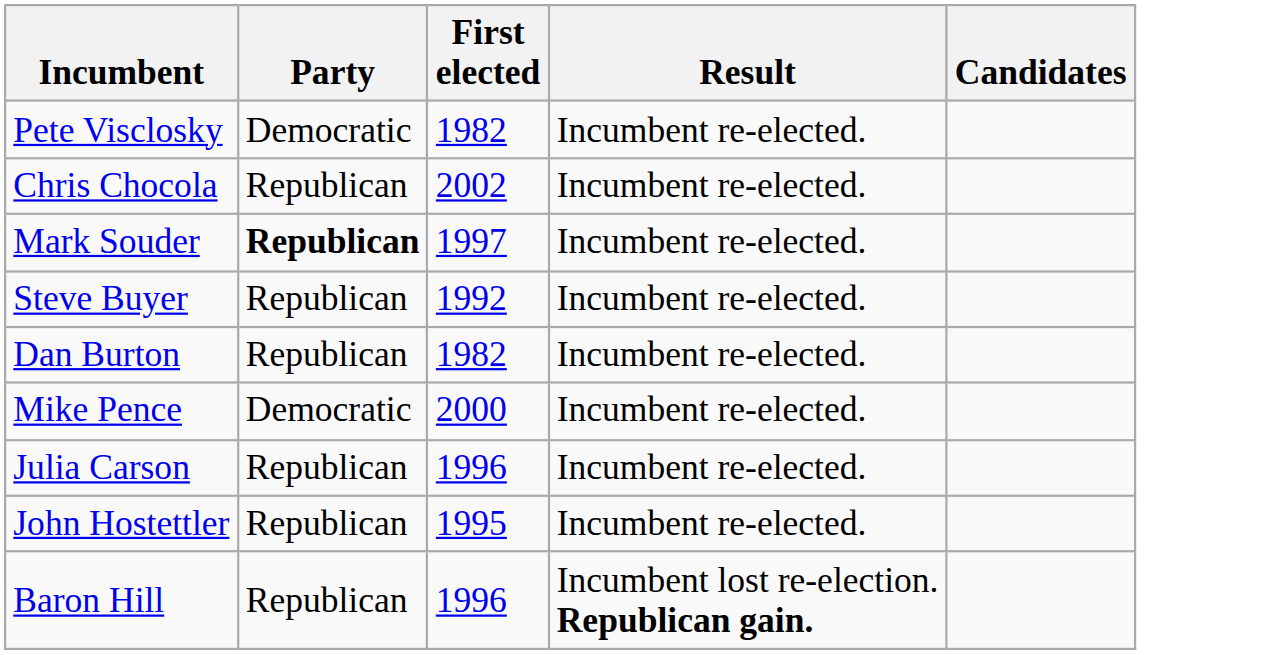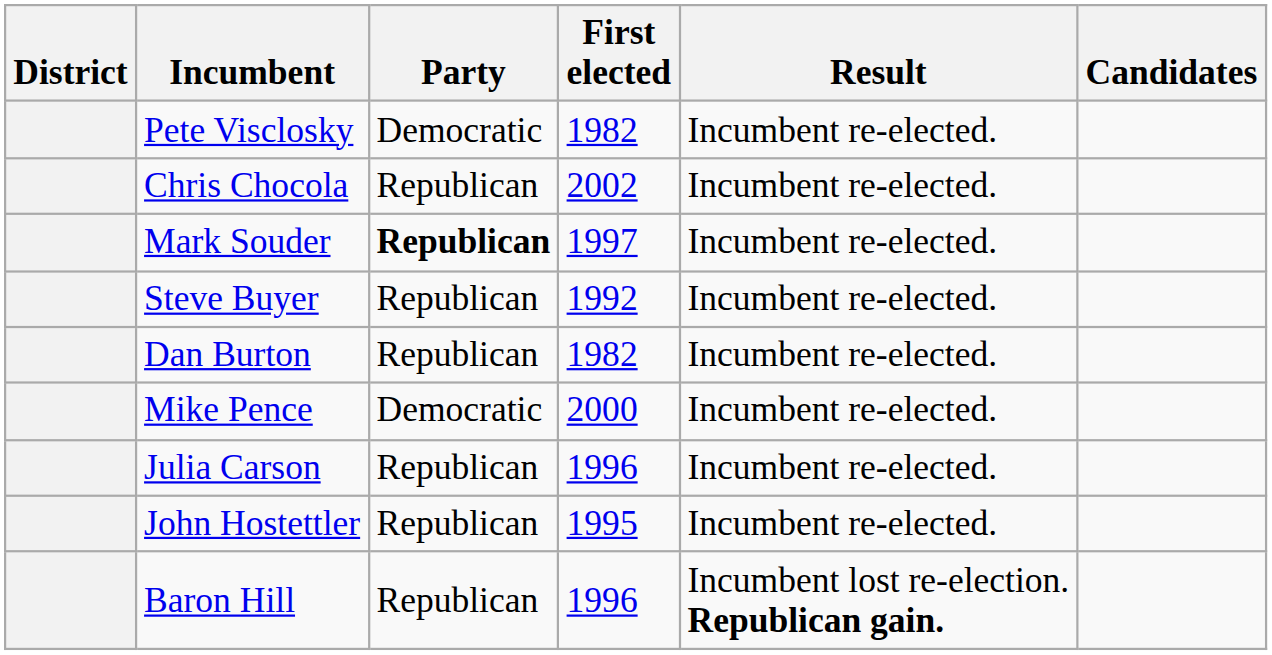+ column: (70, 72)
